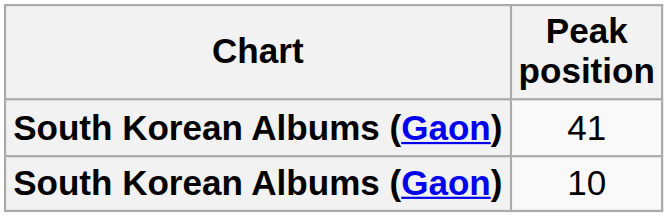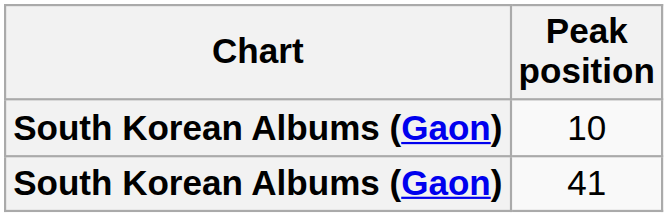rows swapped: (587, 127) <-> (587, 182)
